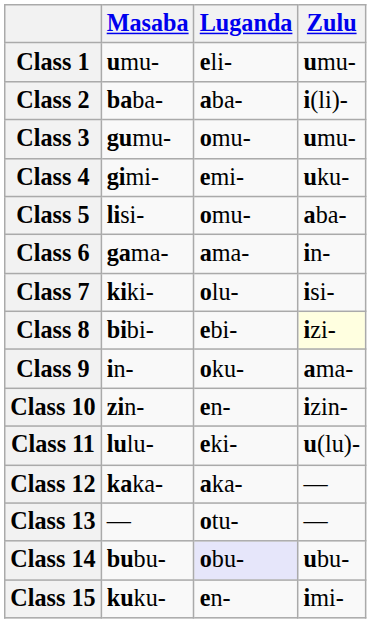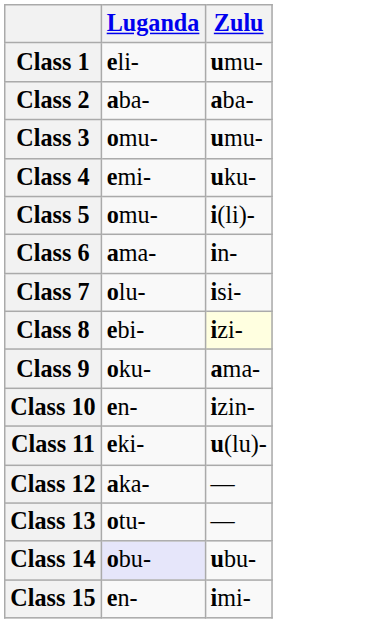- column: (148, 23)
(326, 100) i(li)- -> (232, 100) aba-
(325, 215) aba- -> (233, 215) i(li)-
